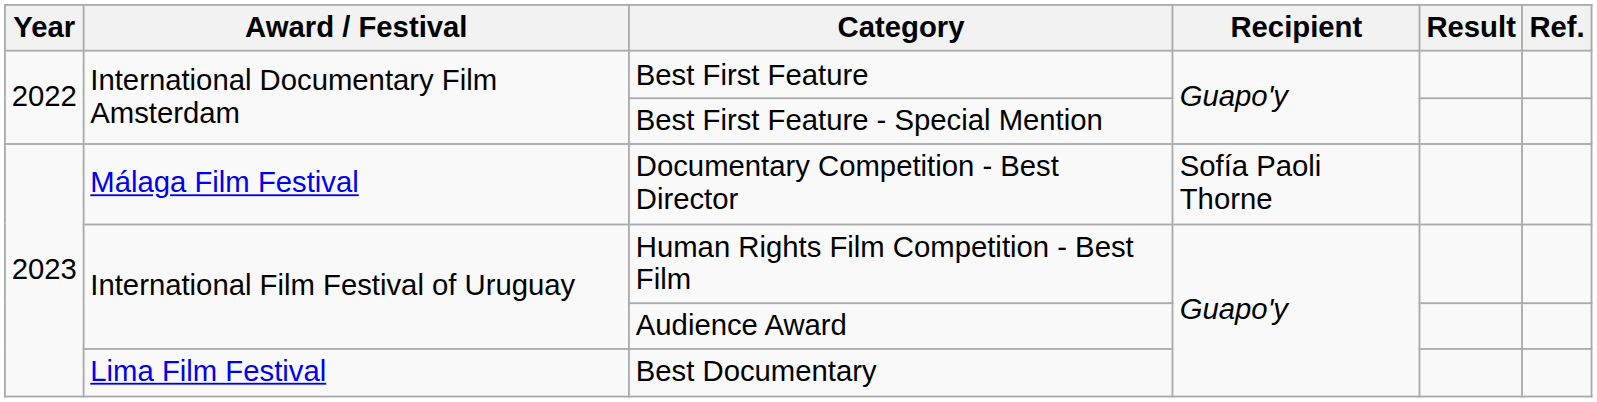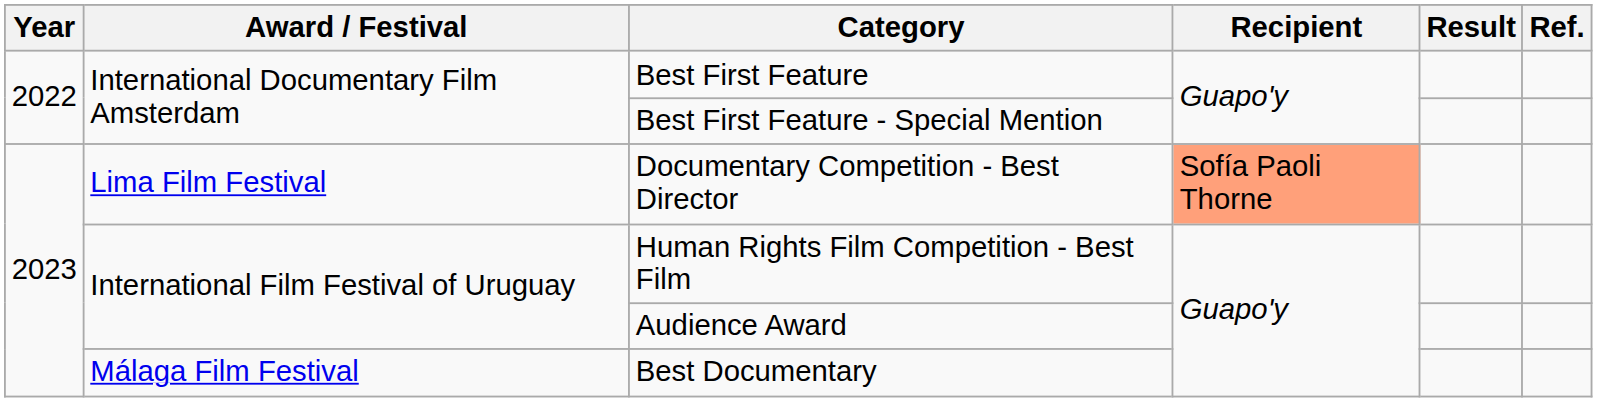(225, 183) Málaga Film Festival -> (208, 183) Lima Film Festival
(1251, 183) no background -> (1251, 183) lightsalmon background
(208, 372) Lima Film Festival -> (225, 372) Málaga Film Festival
